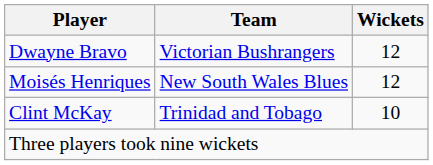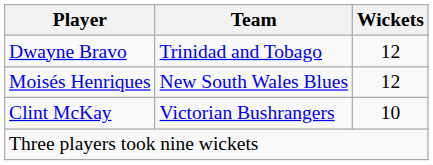(247, 50) Victorian Bushrangers -> (241, 50) Trinidad and Tobago
(241, 112) Trinidad and Tobago -> (247, 112) Victorian Bushrangers
